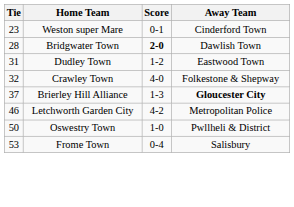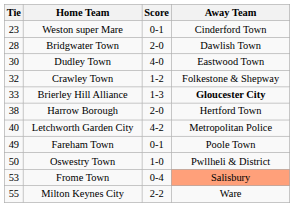(157, 45) bold -> (157, 45) normal
(14, 62) 31 -> (14, 62) 30
(157, 62) 1-2 -> (157, 62) 4-0
(157, 78) 4-0 -> (157, 78) 1-2
(14, 95) 37 -> (14, 95) 33
+ row: (83, 111)
(14, 111) 46 -> (14, 128) 40
+ row: (83, 144)
(231, 144) no background -> (231, 177) lightsalmon background
+ row: (83, 194)
